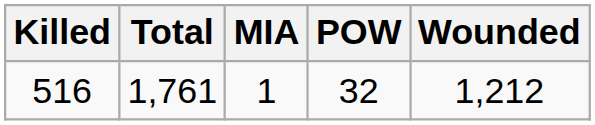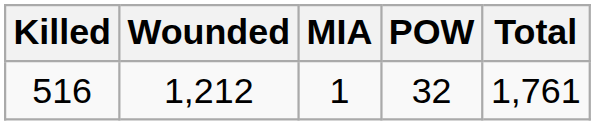columns swapped: (499, 32) <-> (172, 32)
